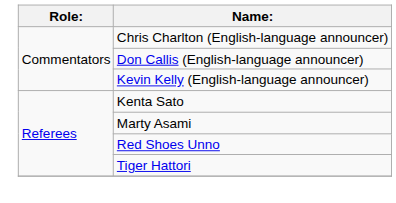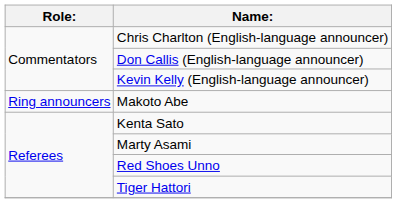+ row: (153, 101)
